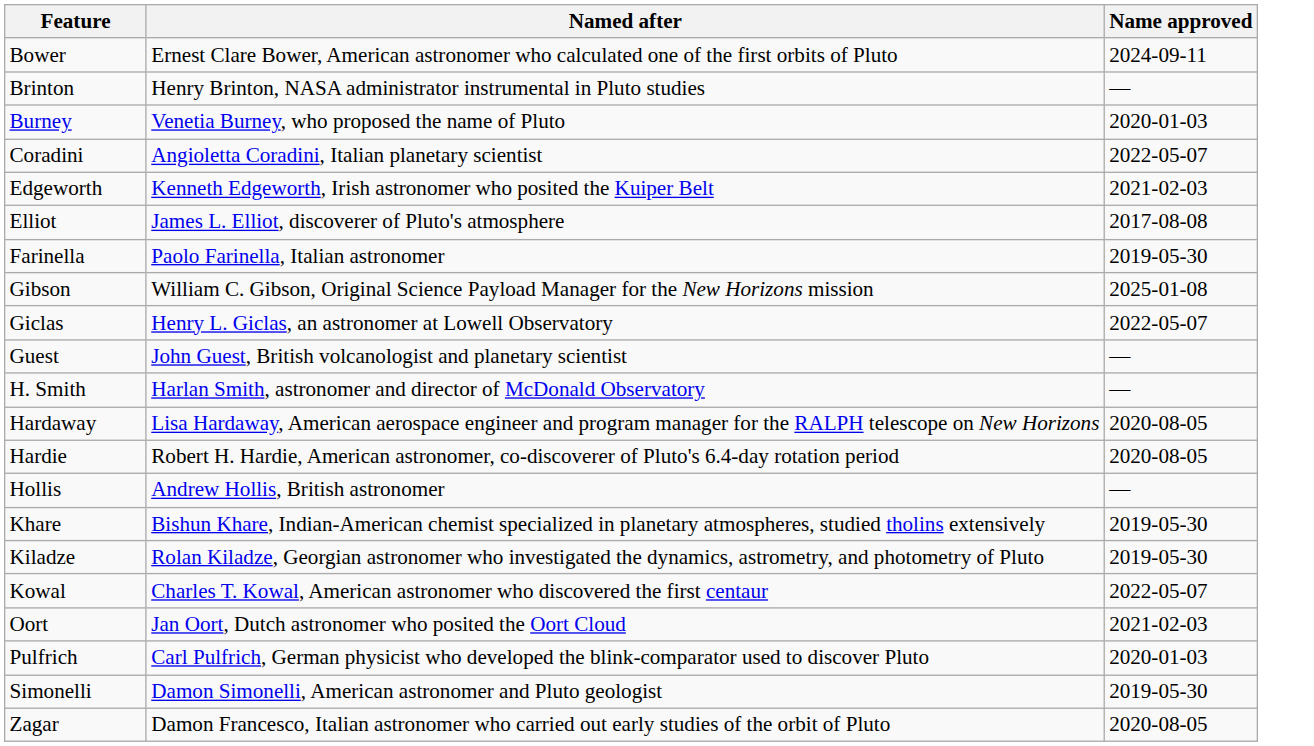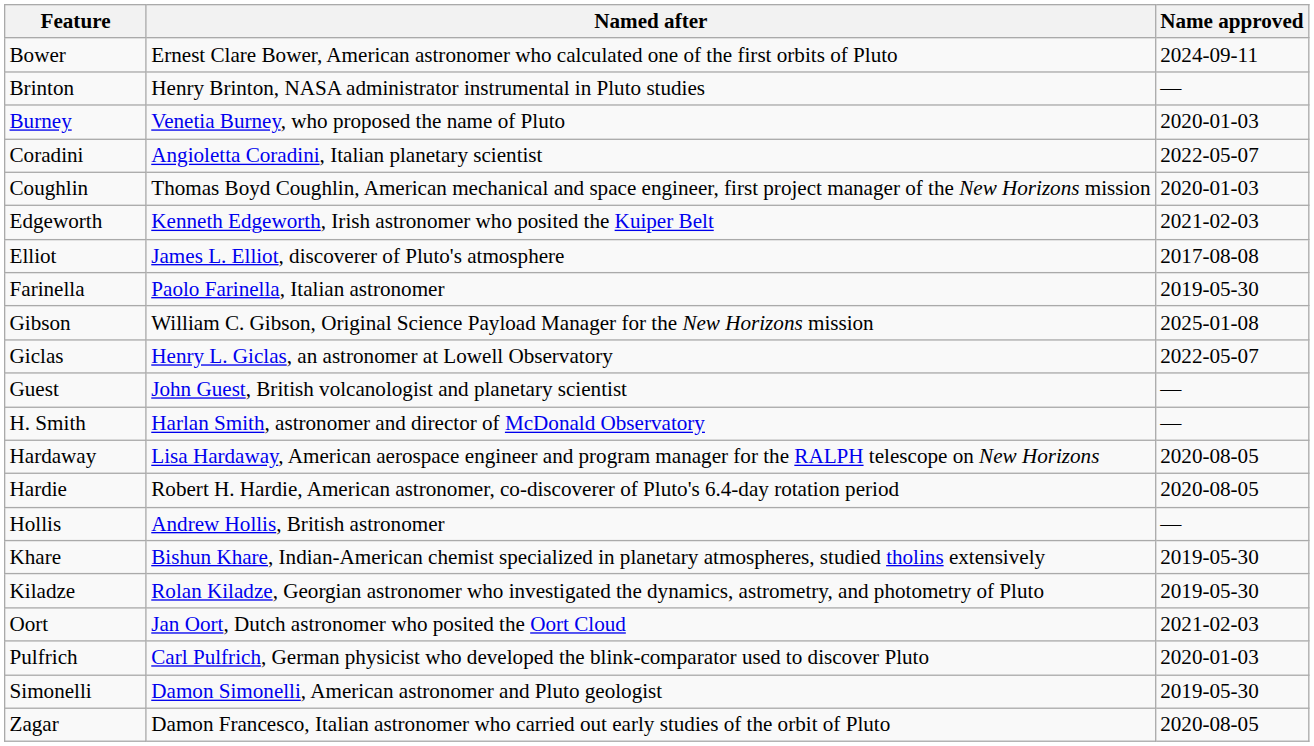+ row: (49, 188)
- row: (38, 590)
